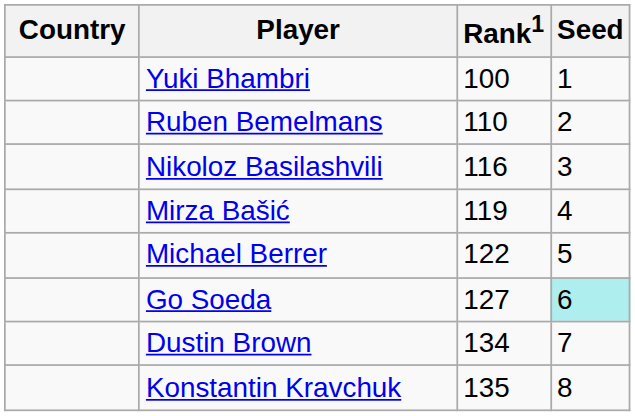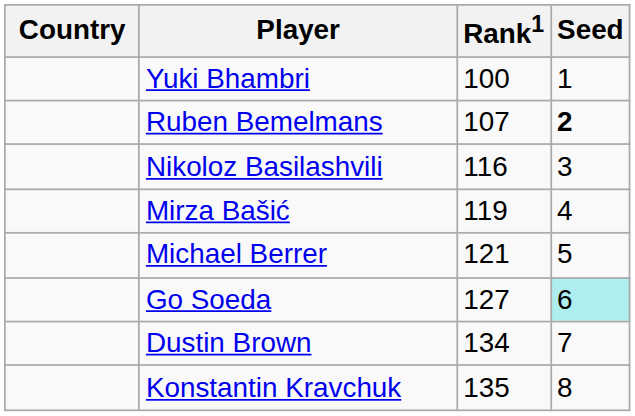(485, 122) 110 -> (486, 122) 107
(565, 122) normal -> (565, 122) bold
(486, 254) 122 -> (486, 254) 121
